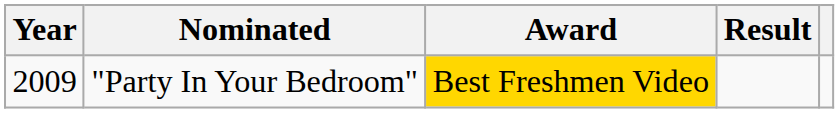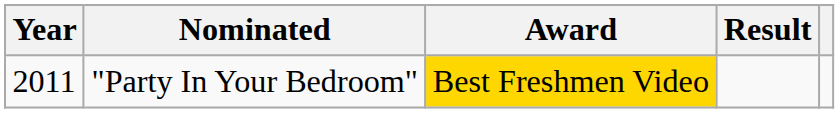(45, 81) 2009 -> (44, 81) 2011
